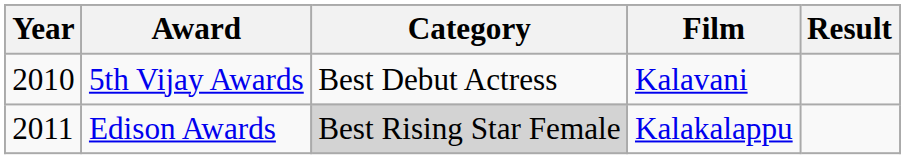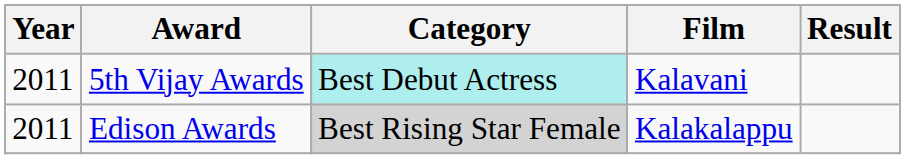(43, 78) 2010 -> (43, 78) 2011
(438, 78) no background -> (438, 78) paleturquoise background
